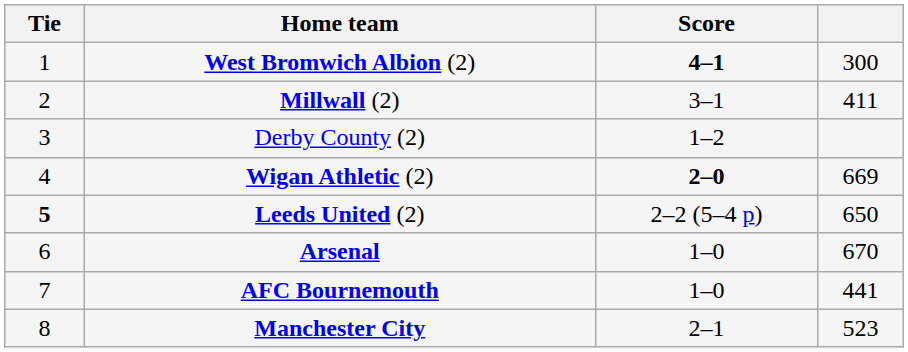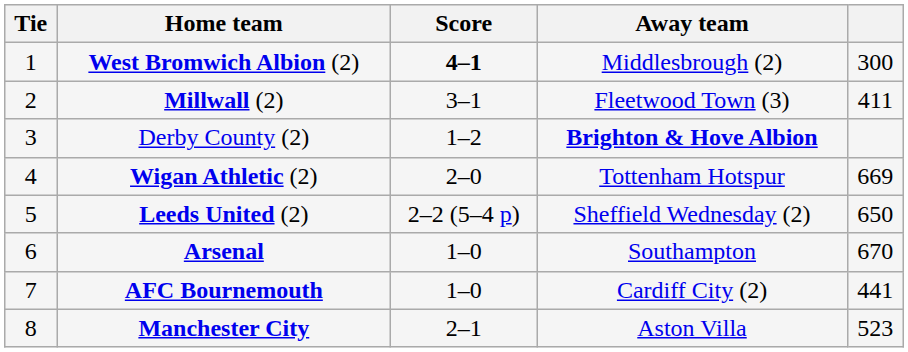+ column: (692, 23)
(707, 175) bold -> (464, 175) normal
(45, 213) bold -> (31, 213) normal
